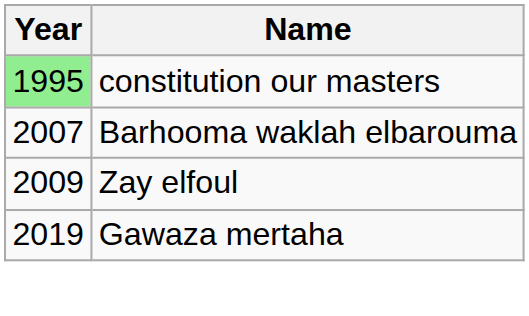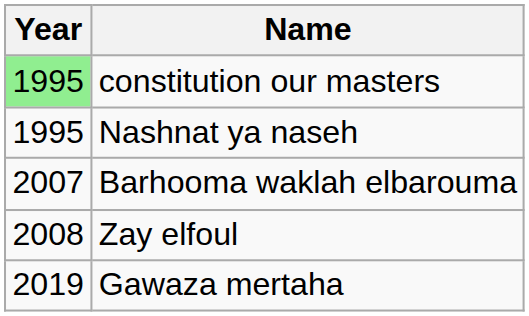+ row: (228, 132)
(48, 183) 2009 -> (48, 234) 2008
